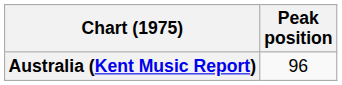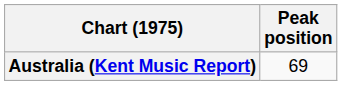(298, 66) 96 -> (298, 66) 69
